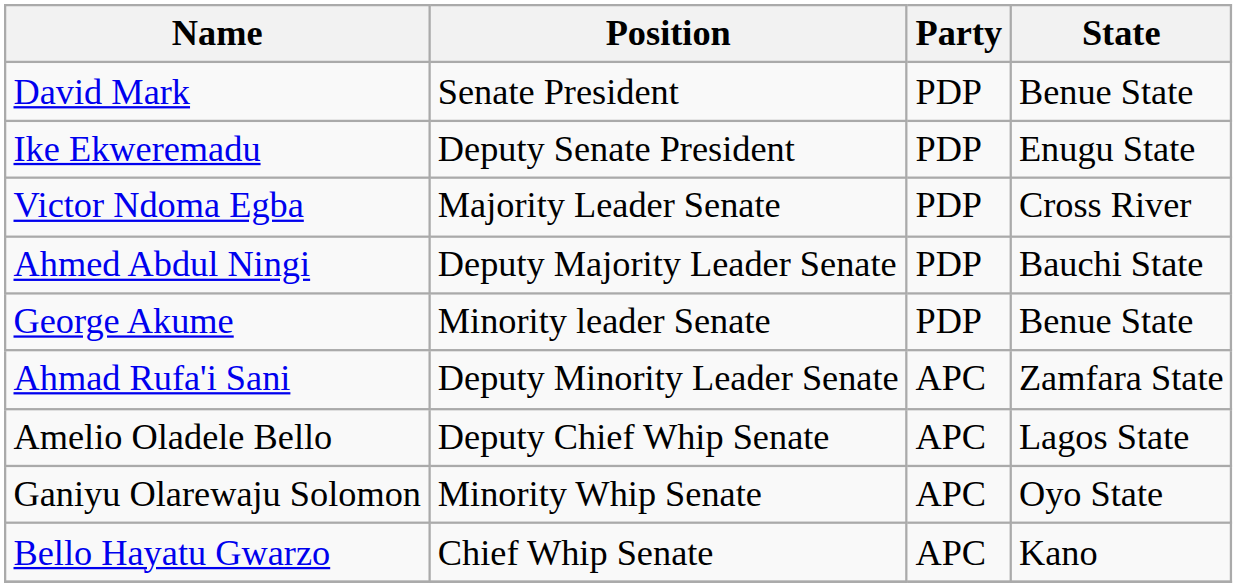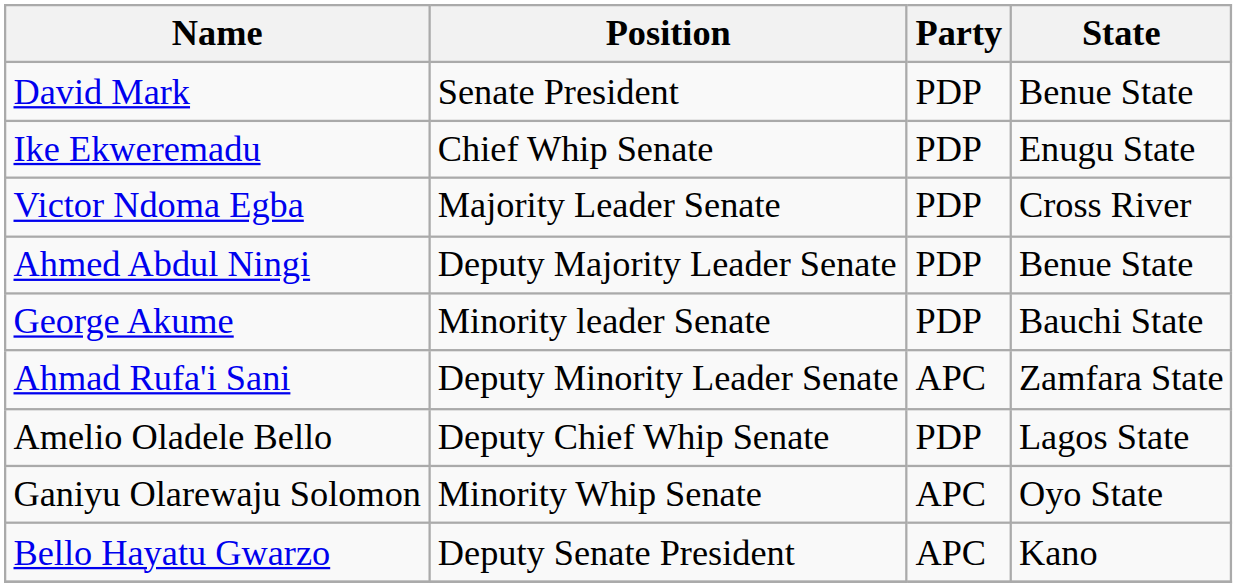(616, 148) Deputy Senate President -> (576, 148) Chief Whip Senate
(1111, 263) Bauchi State -> (1106, 263) Benue State
(1106, 321) Benue State -> (1111, 321) Bauchi State
(951, 436) APC -> (949, 436) PDP
(576, 551) Chief Whip Senate -> (616, 551) Deputy Senate President
